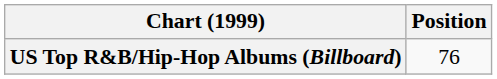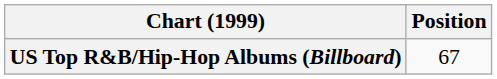(449, 56) 76 -> (449, 56) 67
